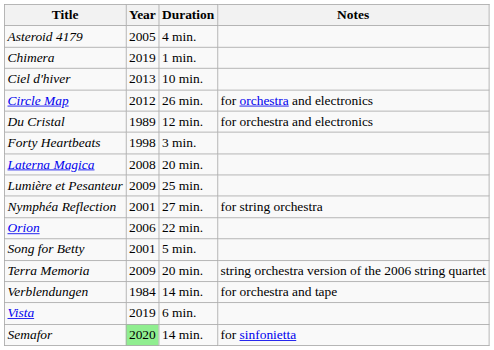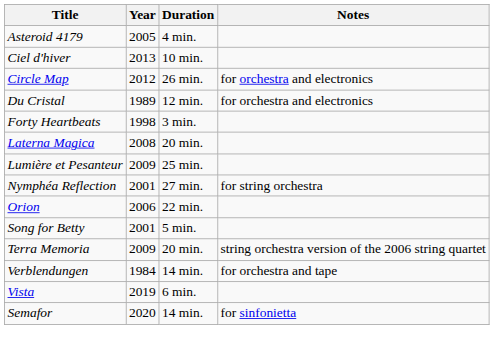- row: (31, 57)
(142, 334) lightgreen background -> (142, 313) no background
